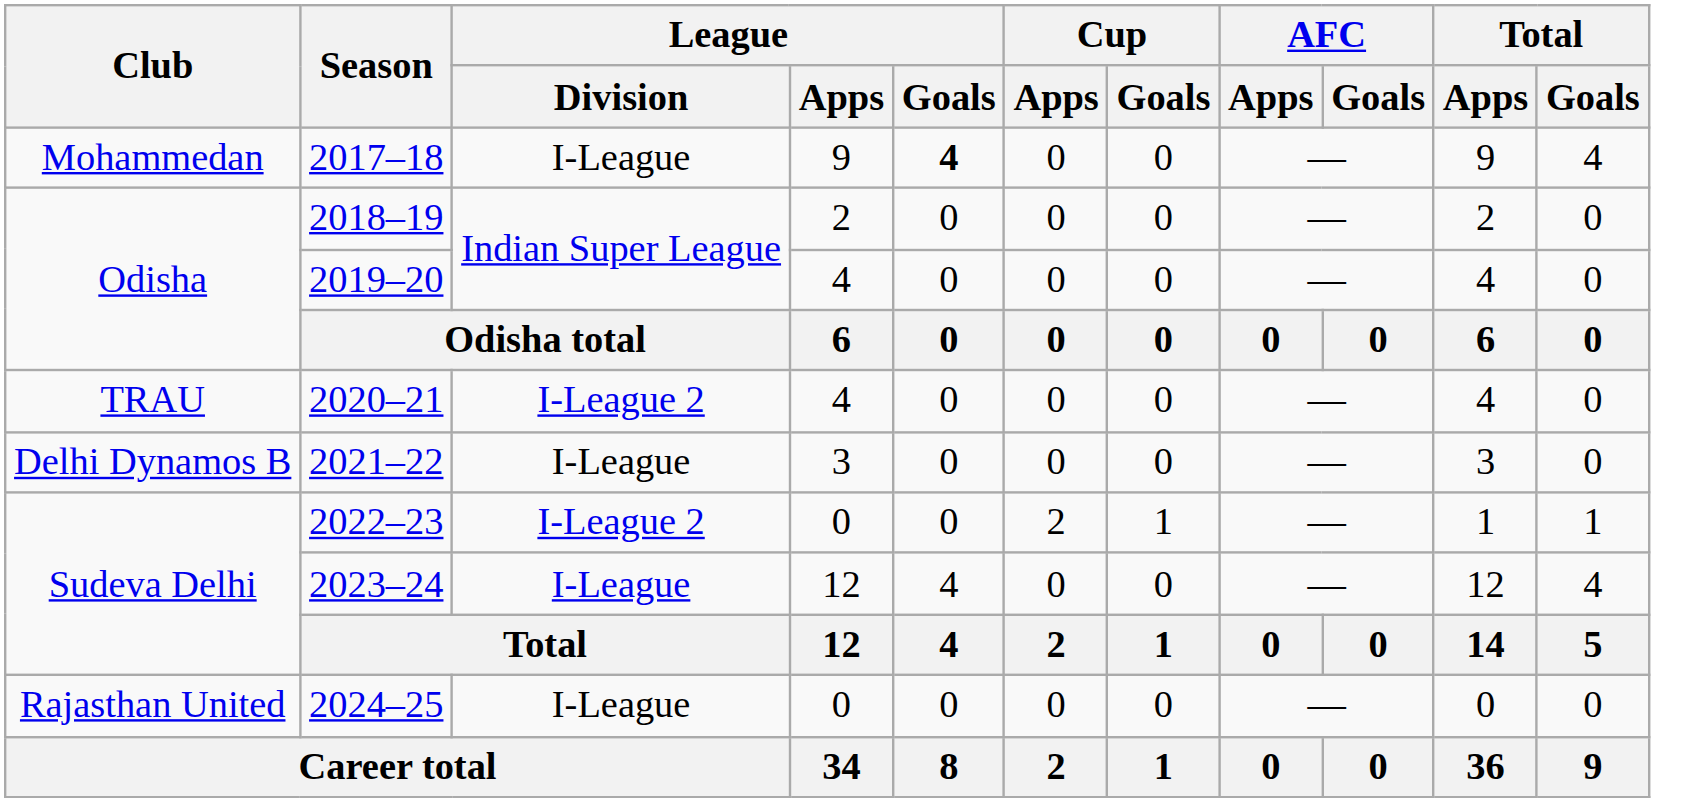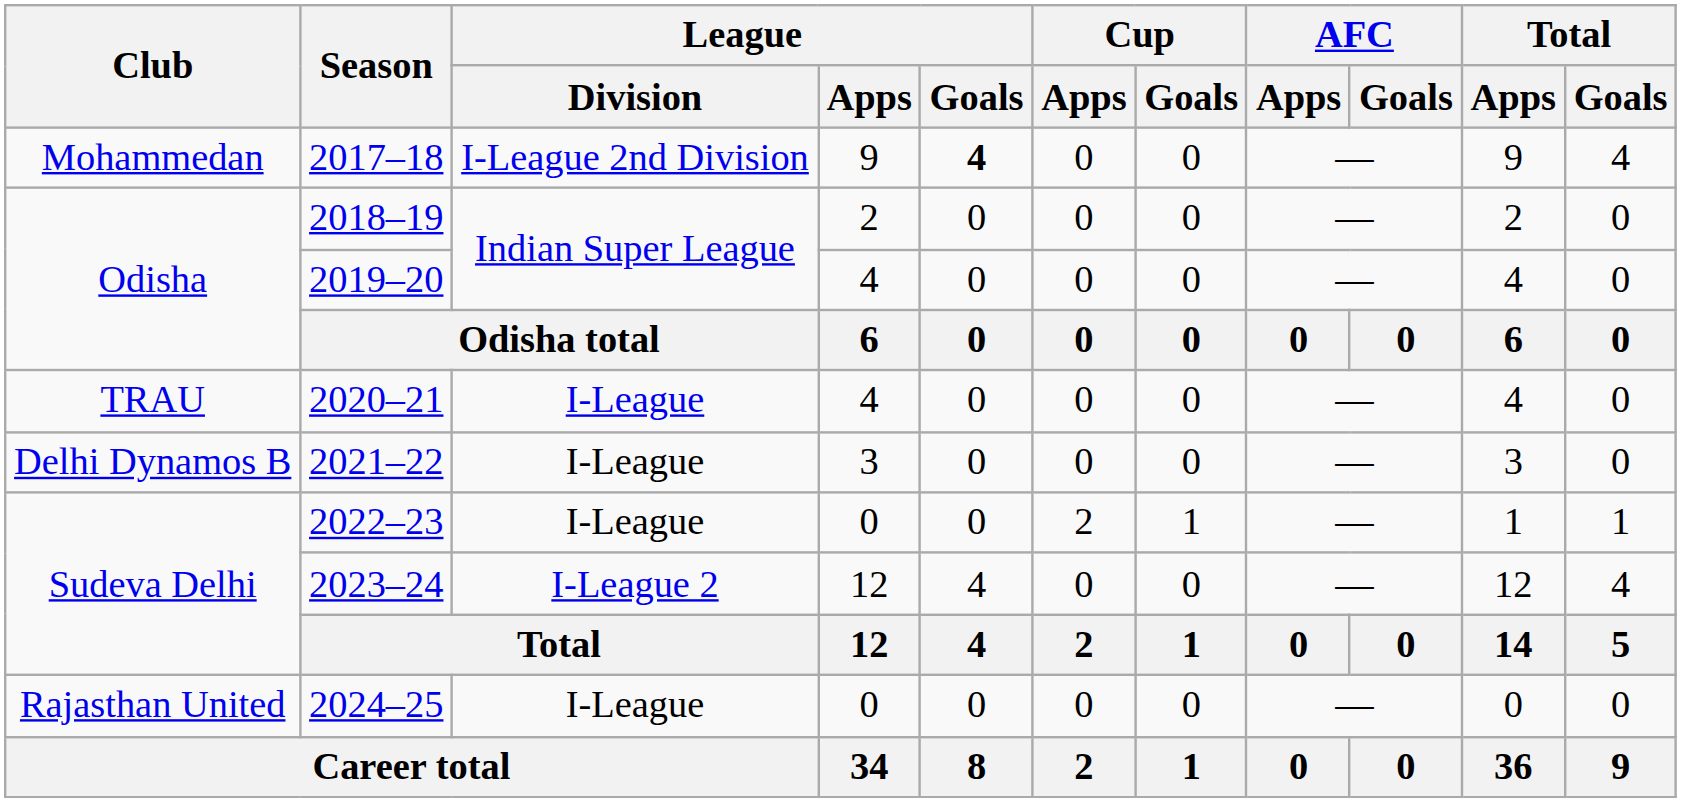(621, 156) I-League -> (635, 156) I-League 2nd Division
(621, 400) I-League 2 -> (635, 400) I-League
(621, 522) I-League 2 -> (635, 522) I-League
(621, 583) I-League -> (635, 583) I-League 2
